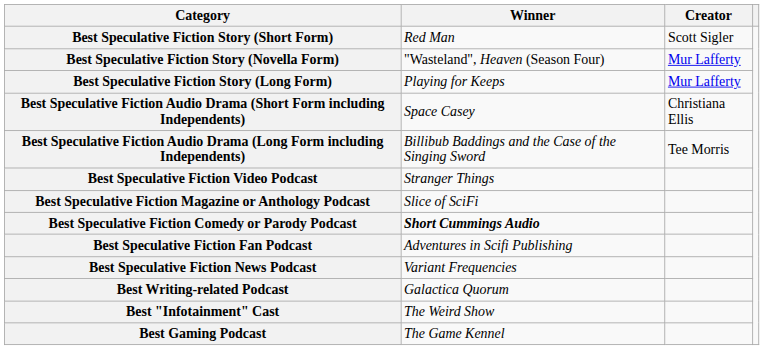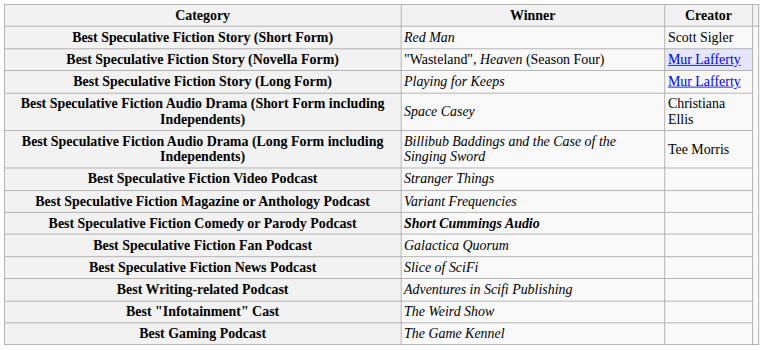(704, 59) no background -> (704, 59) lavender background
(441, 201) Slice of SciFi -> (460, 201) Variant Frequencies
(488, 245) Adventures in Scifi Publishing -> (456, 245) Galactica Quorum
(460, 267) Variant Frequencies -> (441, 267) Slice of SciFi
(456, 289) Galactica Quorum -> (488, 289) Adventures in Scifi Publishing
